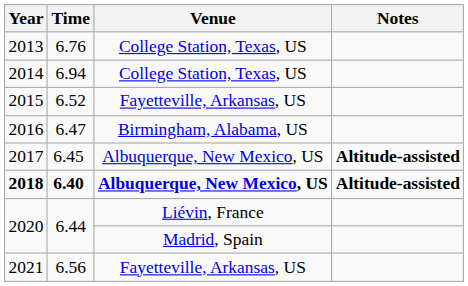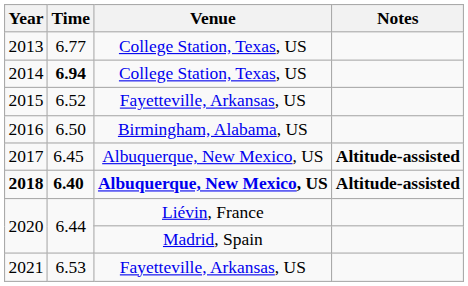(71, 45) 6.76 -> (71, 45) 6.77
(71, 73) normal -> (71, 73) bold
(71, 128) 6.47 -> (71, 128) 6.50
(71, 267) 6.56 -> (71, 267) 6.53
